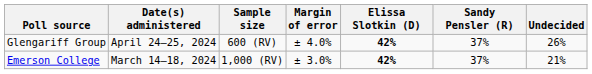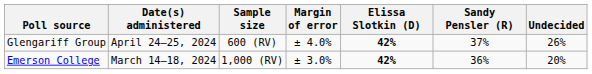(480, 60) 37% -> (480, 60) 36%
(556, 60) 21% -> (556, 60) 20%
